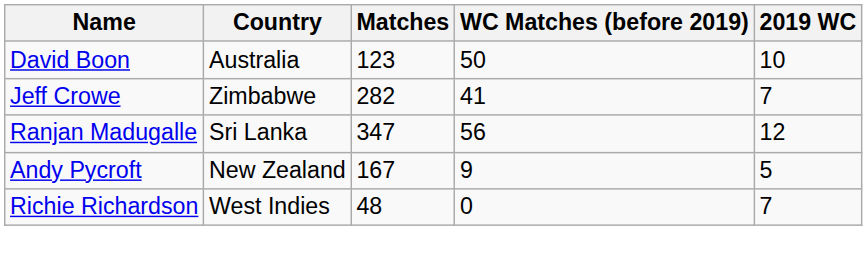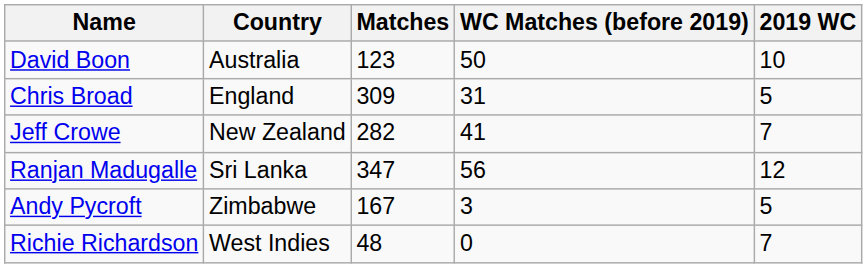+ row: (71, 96)
(263, 96) Zimbabwe -> (277, 133) New Zealand
(277, 170) New Zealand -> (263, 206) Zimbabwe
(466, 170) 9 -> (466, 206) 3
